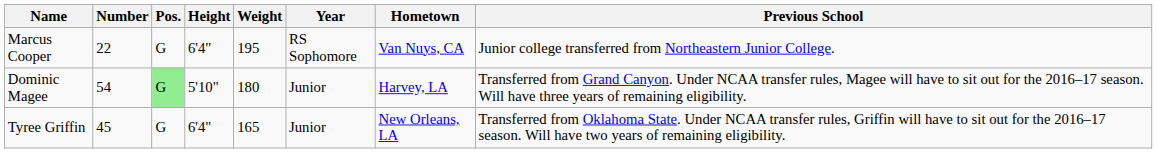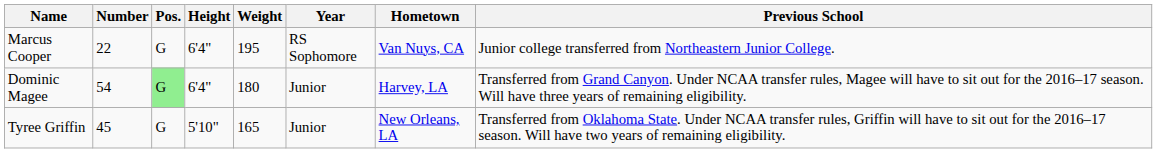(203, 87) 5'10" -> (200, 87) 6'4"
(200, 127) 6'4" -> (203, 127) 5'10"
